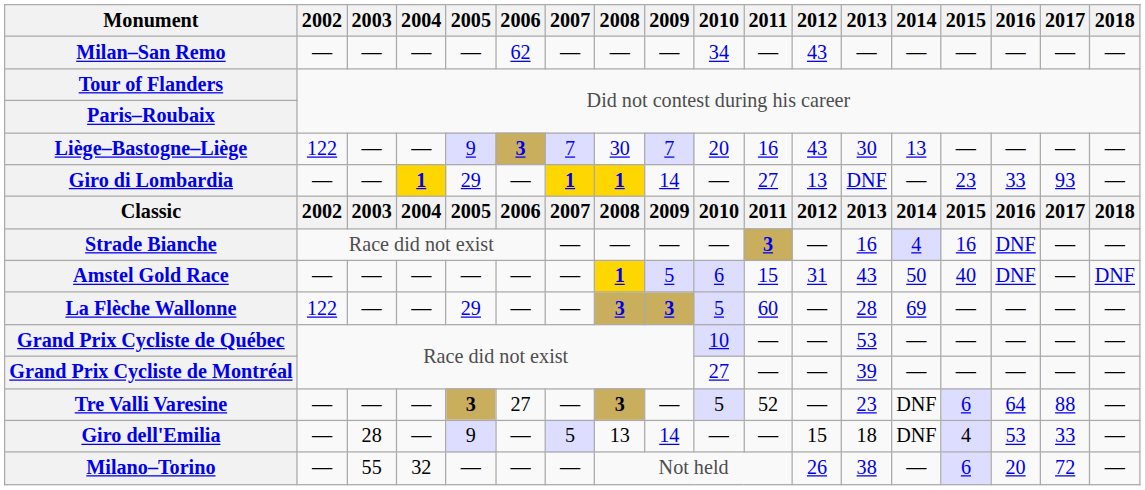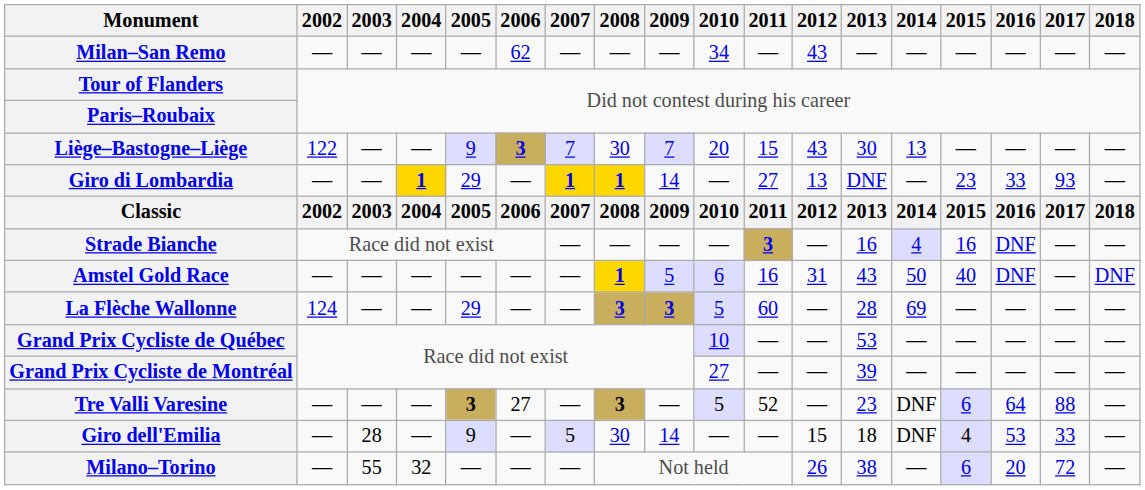(768, 148) 16 -> (768, 148) 15
(768, 276) 15 -> (768, 276) 16
(322, 308) 122 -> (322, 308) 124
(620, 436) 13 -> (620, 436) 30
